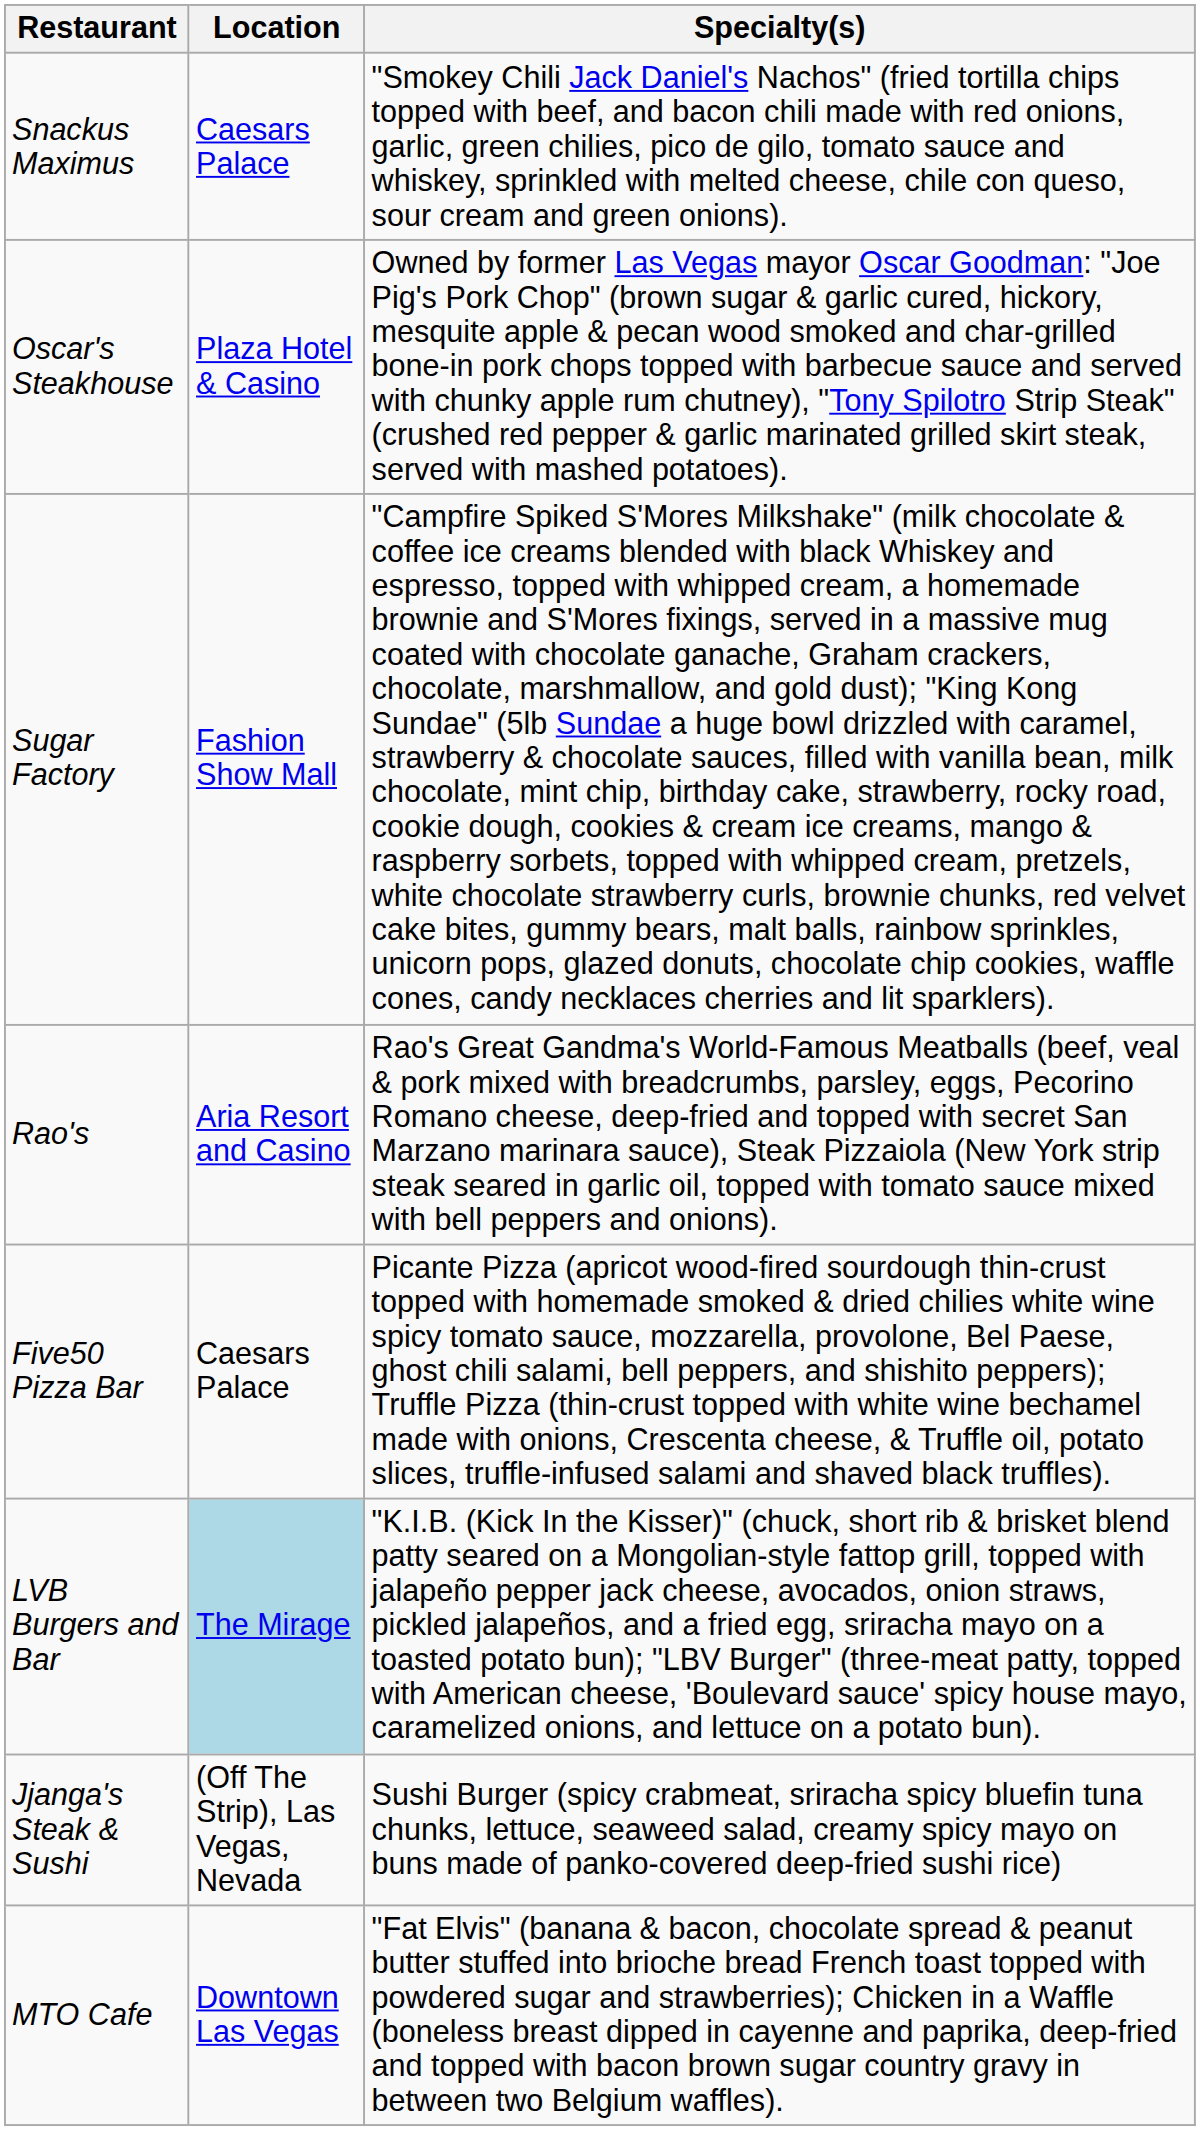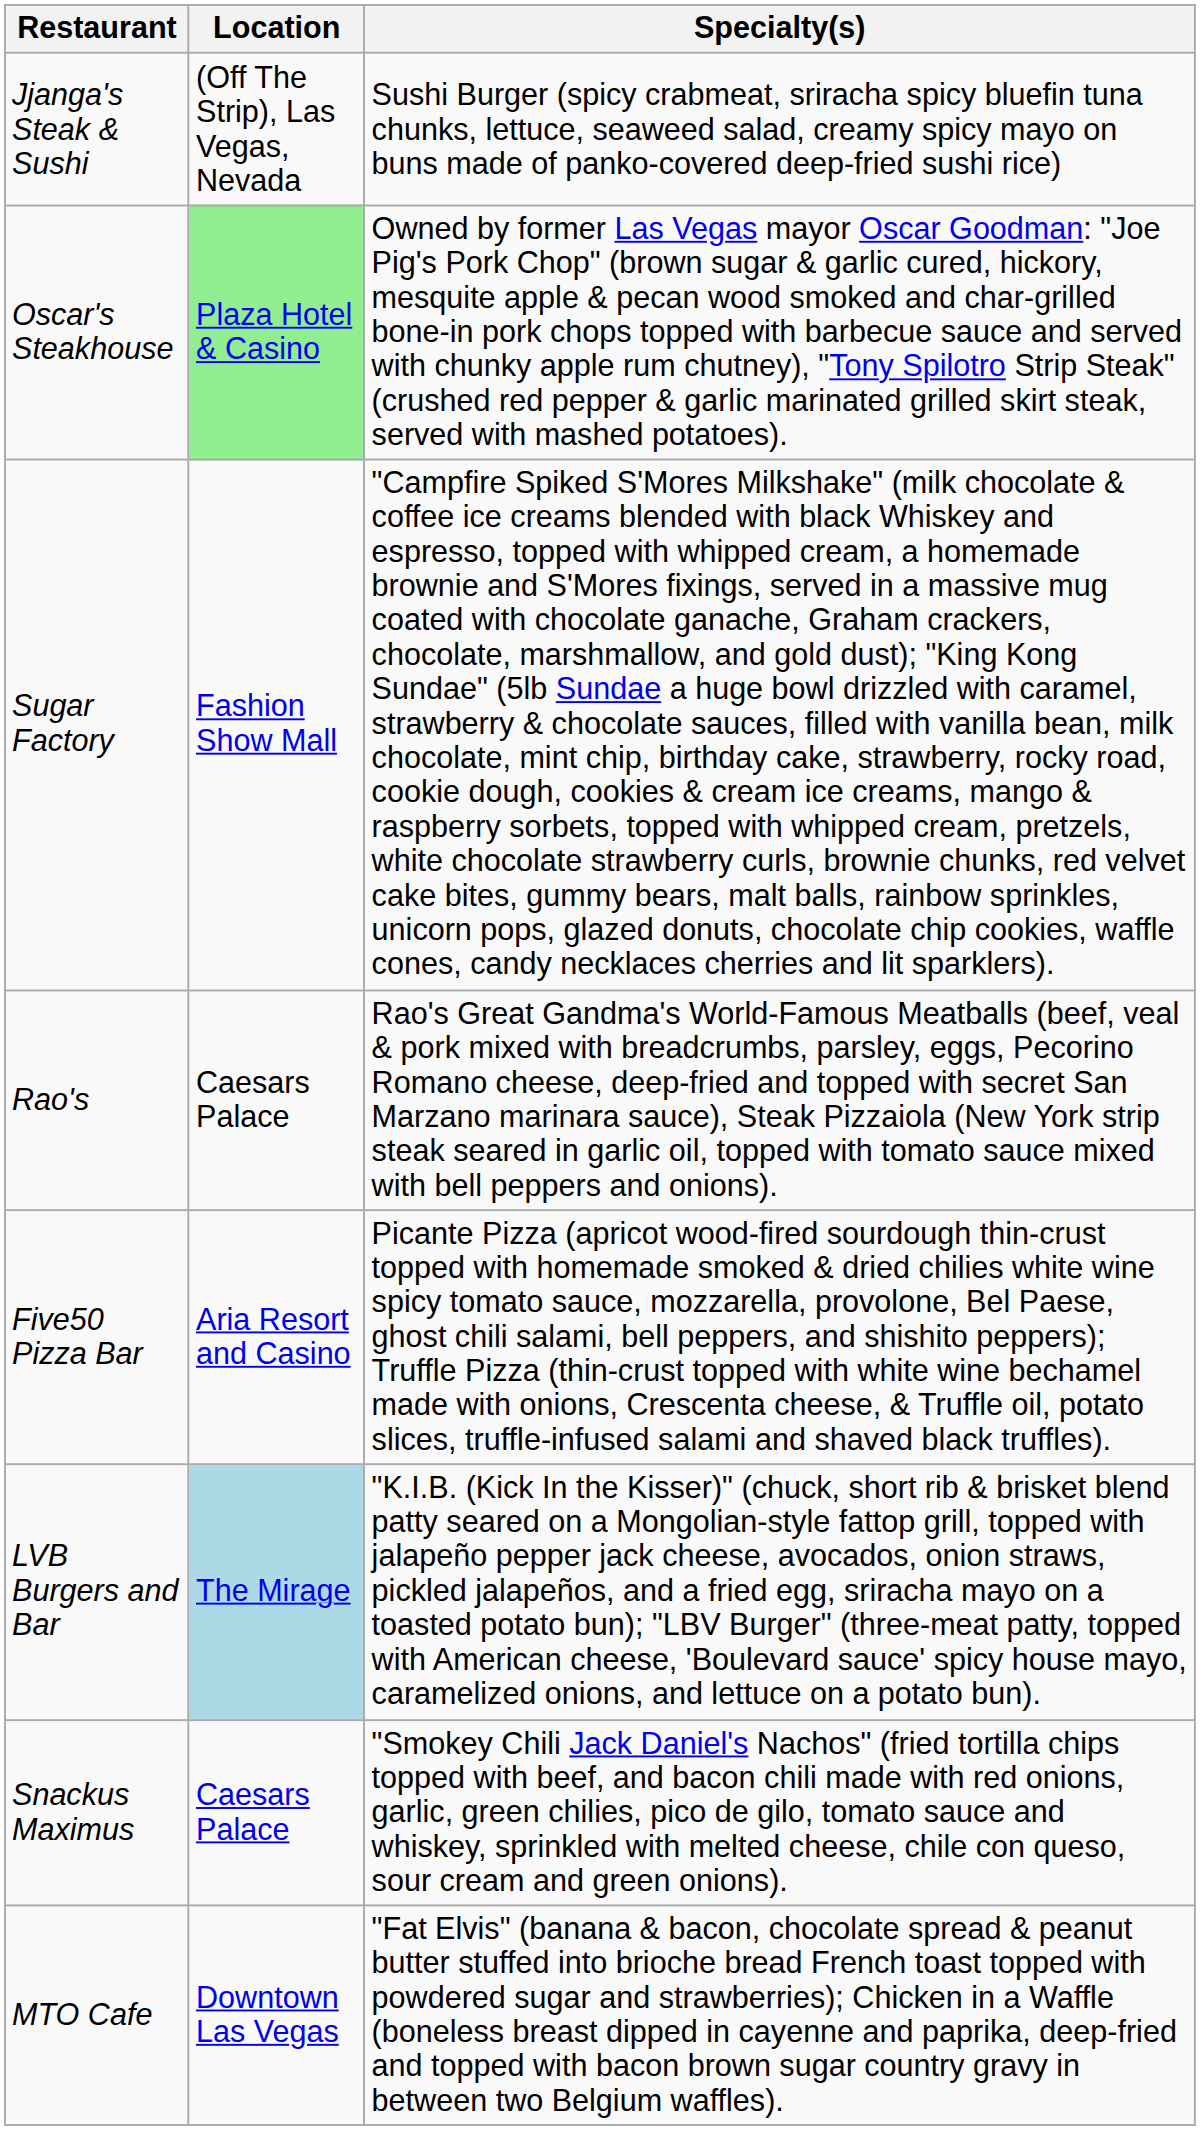rows swapped: (73, 145) <-> (68, 1829)
(274, 366) no background -> (274, 331) lightgreen background
(273, 1133) Aria Resort and Casino -> (253, 1099) Caesars Palace
(253, 1371) Caesars Palace -> (273, 1336) Aria Resort and Casino
